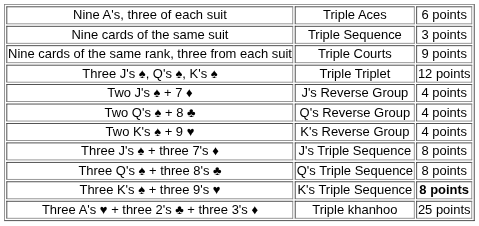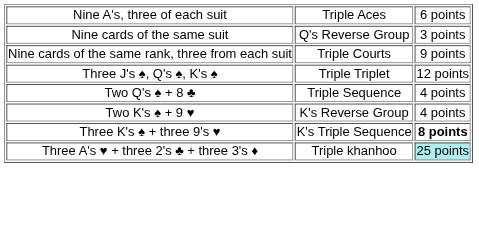(355, 34) Triple Sequence -> (354, 34) Q's Reverse Group
- row: (150, 93)
(355, 112) Q's Reverse Group -> (354, 93) Triple Sequence
- row: (150, 151)
- row: (150, 170)
(444, 209) no background -> (443, 151) paleturquoise background
